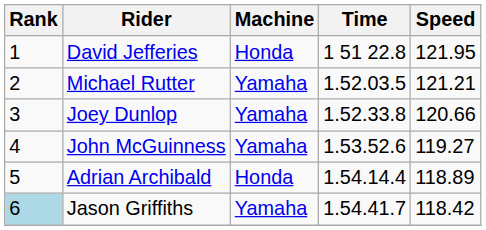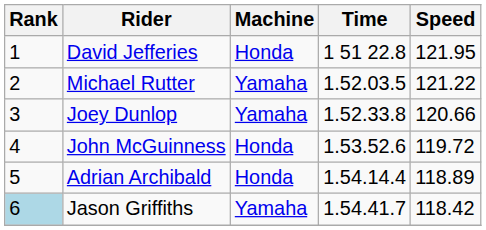(446, 83) 121.21 -> (446, 83) 121.22
(271, 146) Yamaha -> (264, 146) Honda
(445, 146) 119.27 -> (445, 146) 119.72
